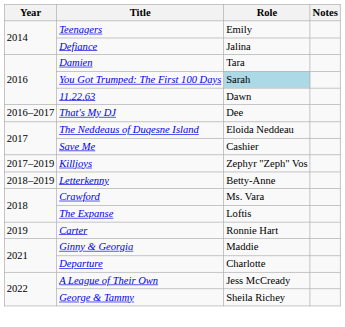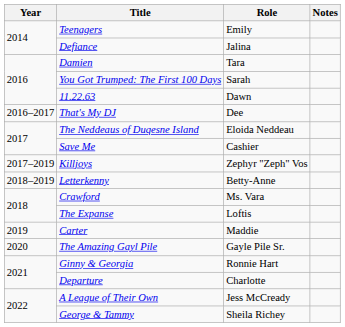(238, 79) lightblue background -> (238, 79) no background
(252, 230) Ronnie Hart -> (242, 230) Maddie
+ row: (108, 247)
(242, 247) Maddie -> (252, 264) Ronnie Hart
